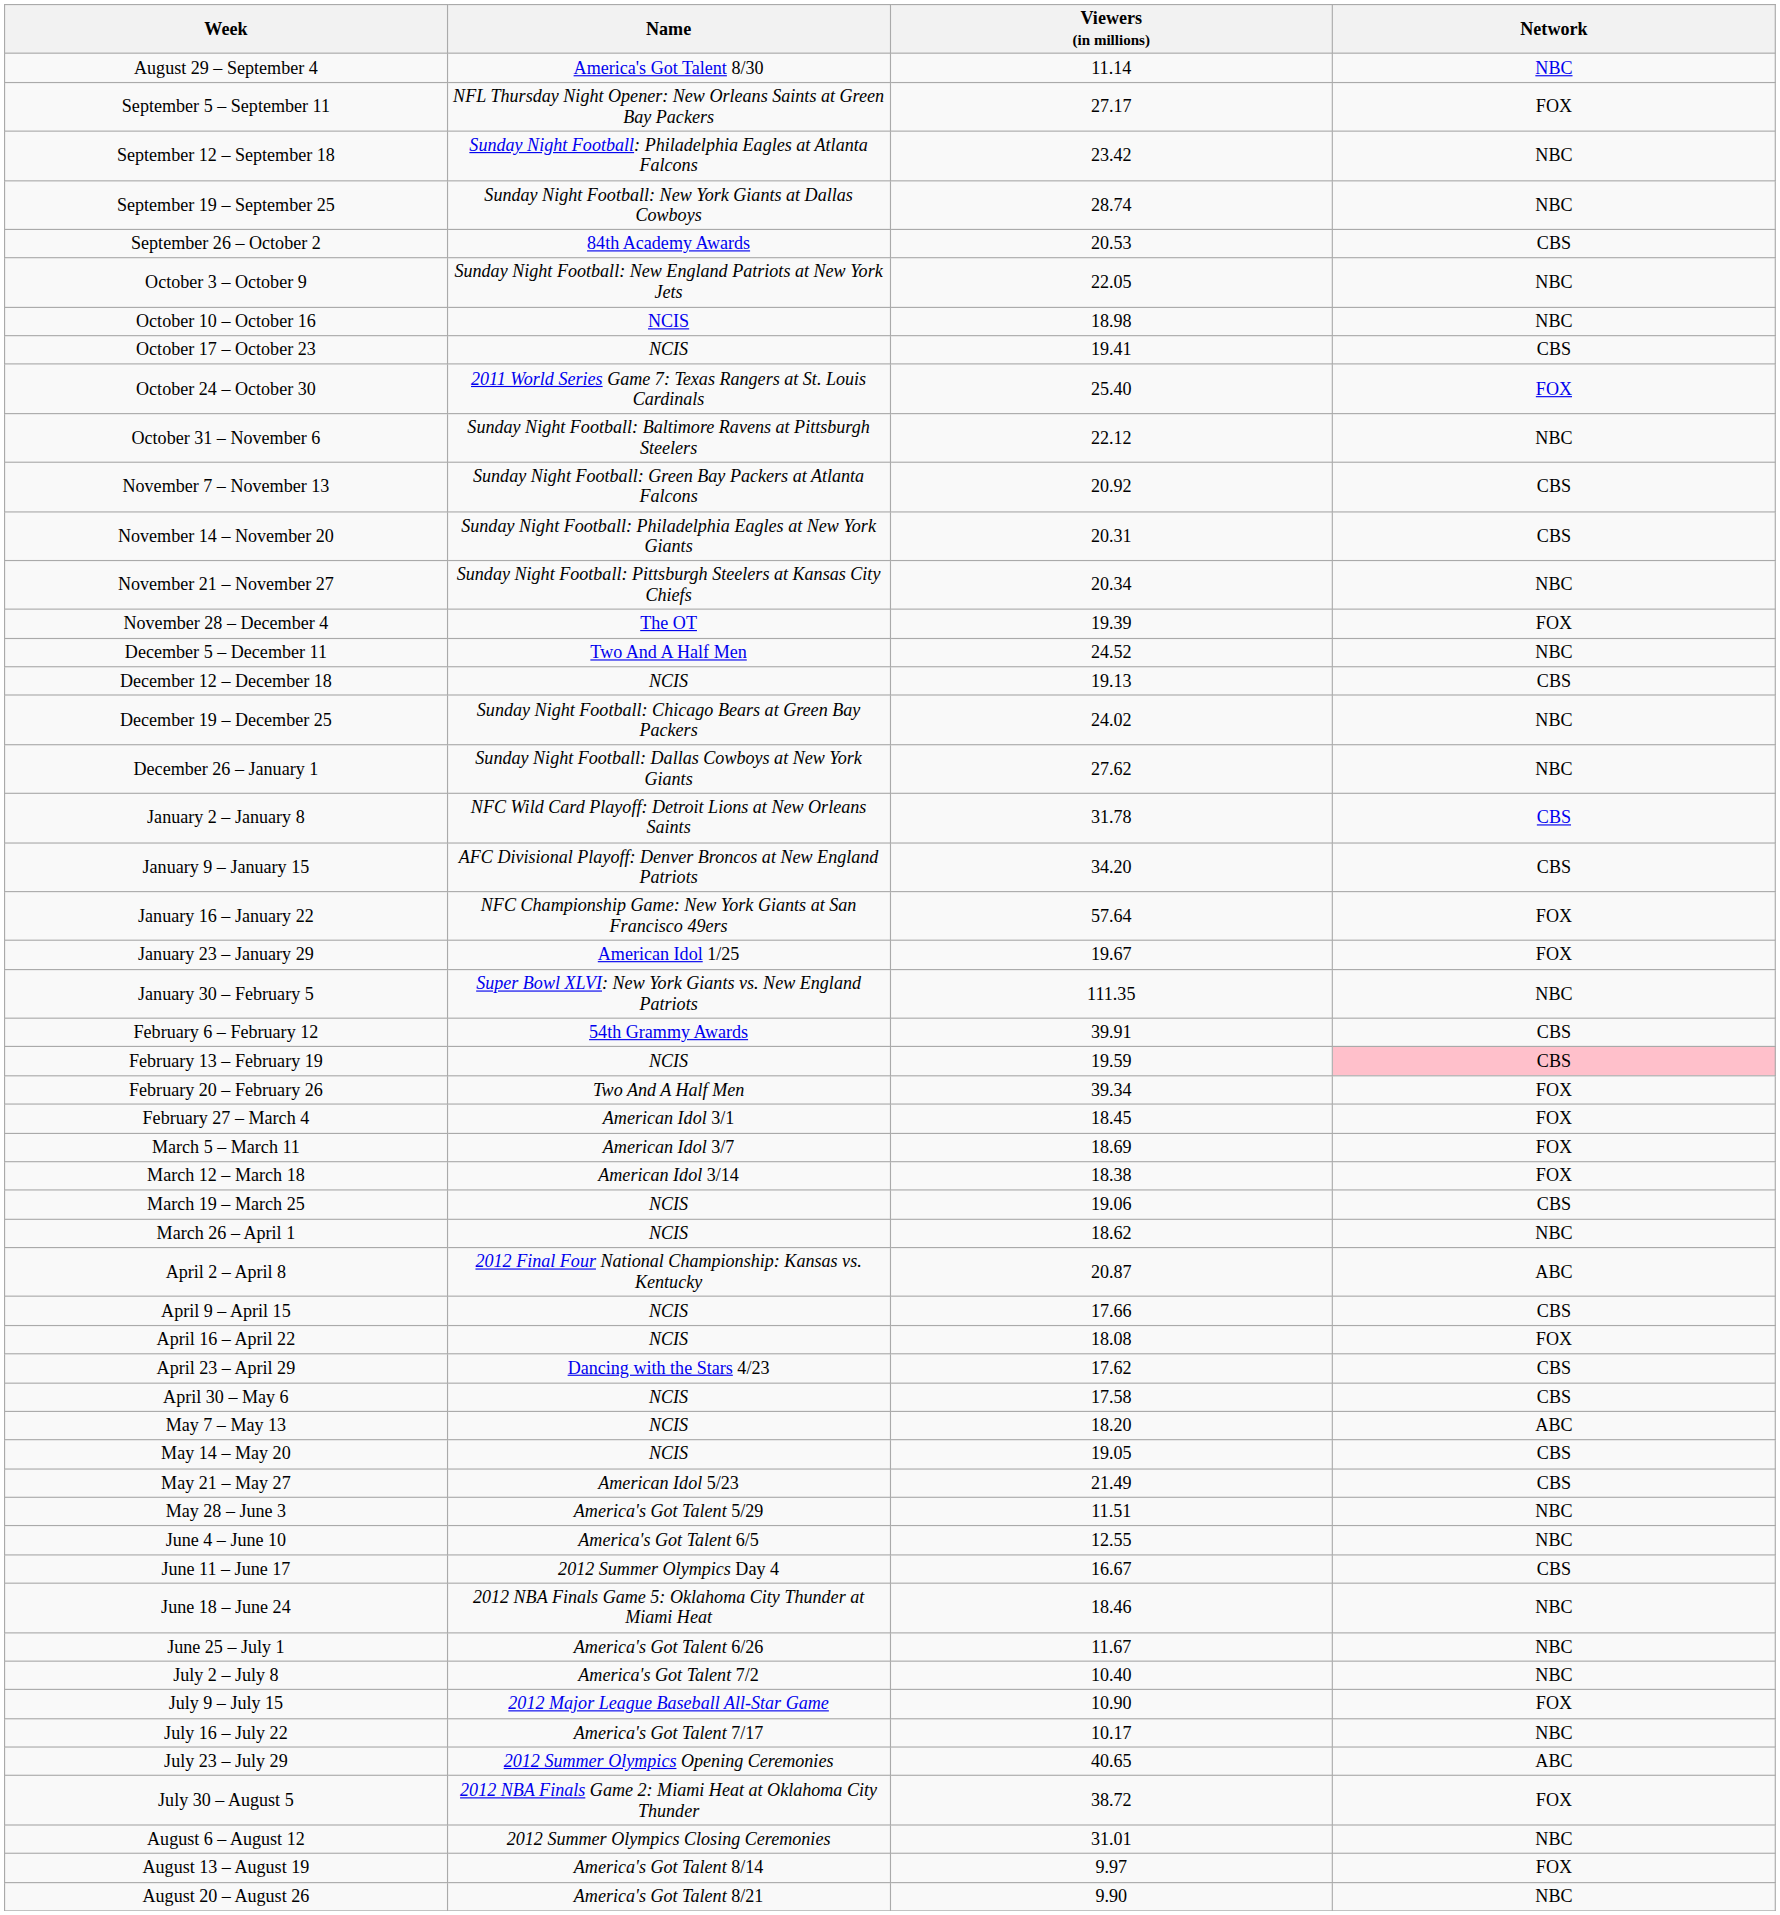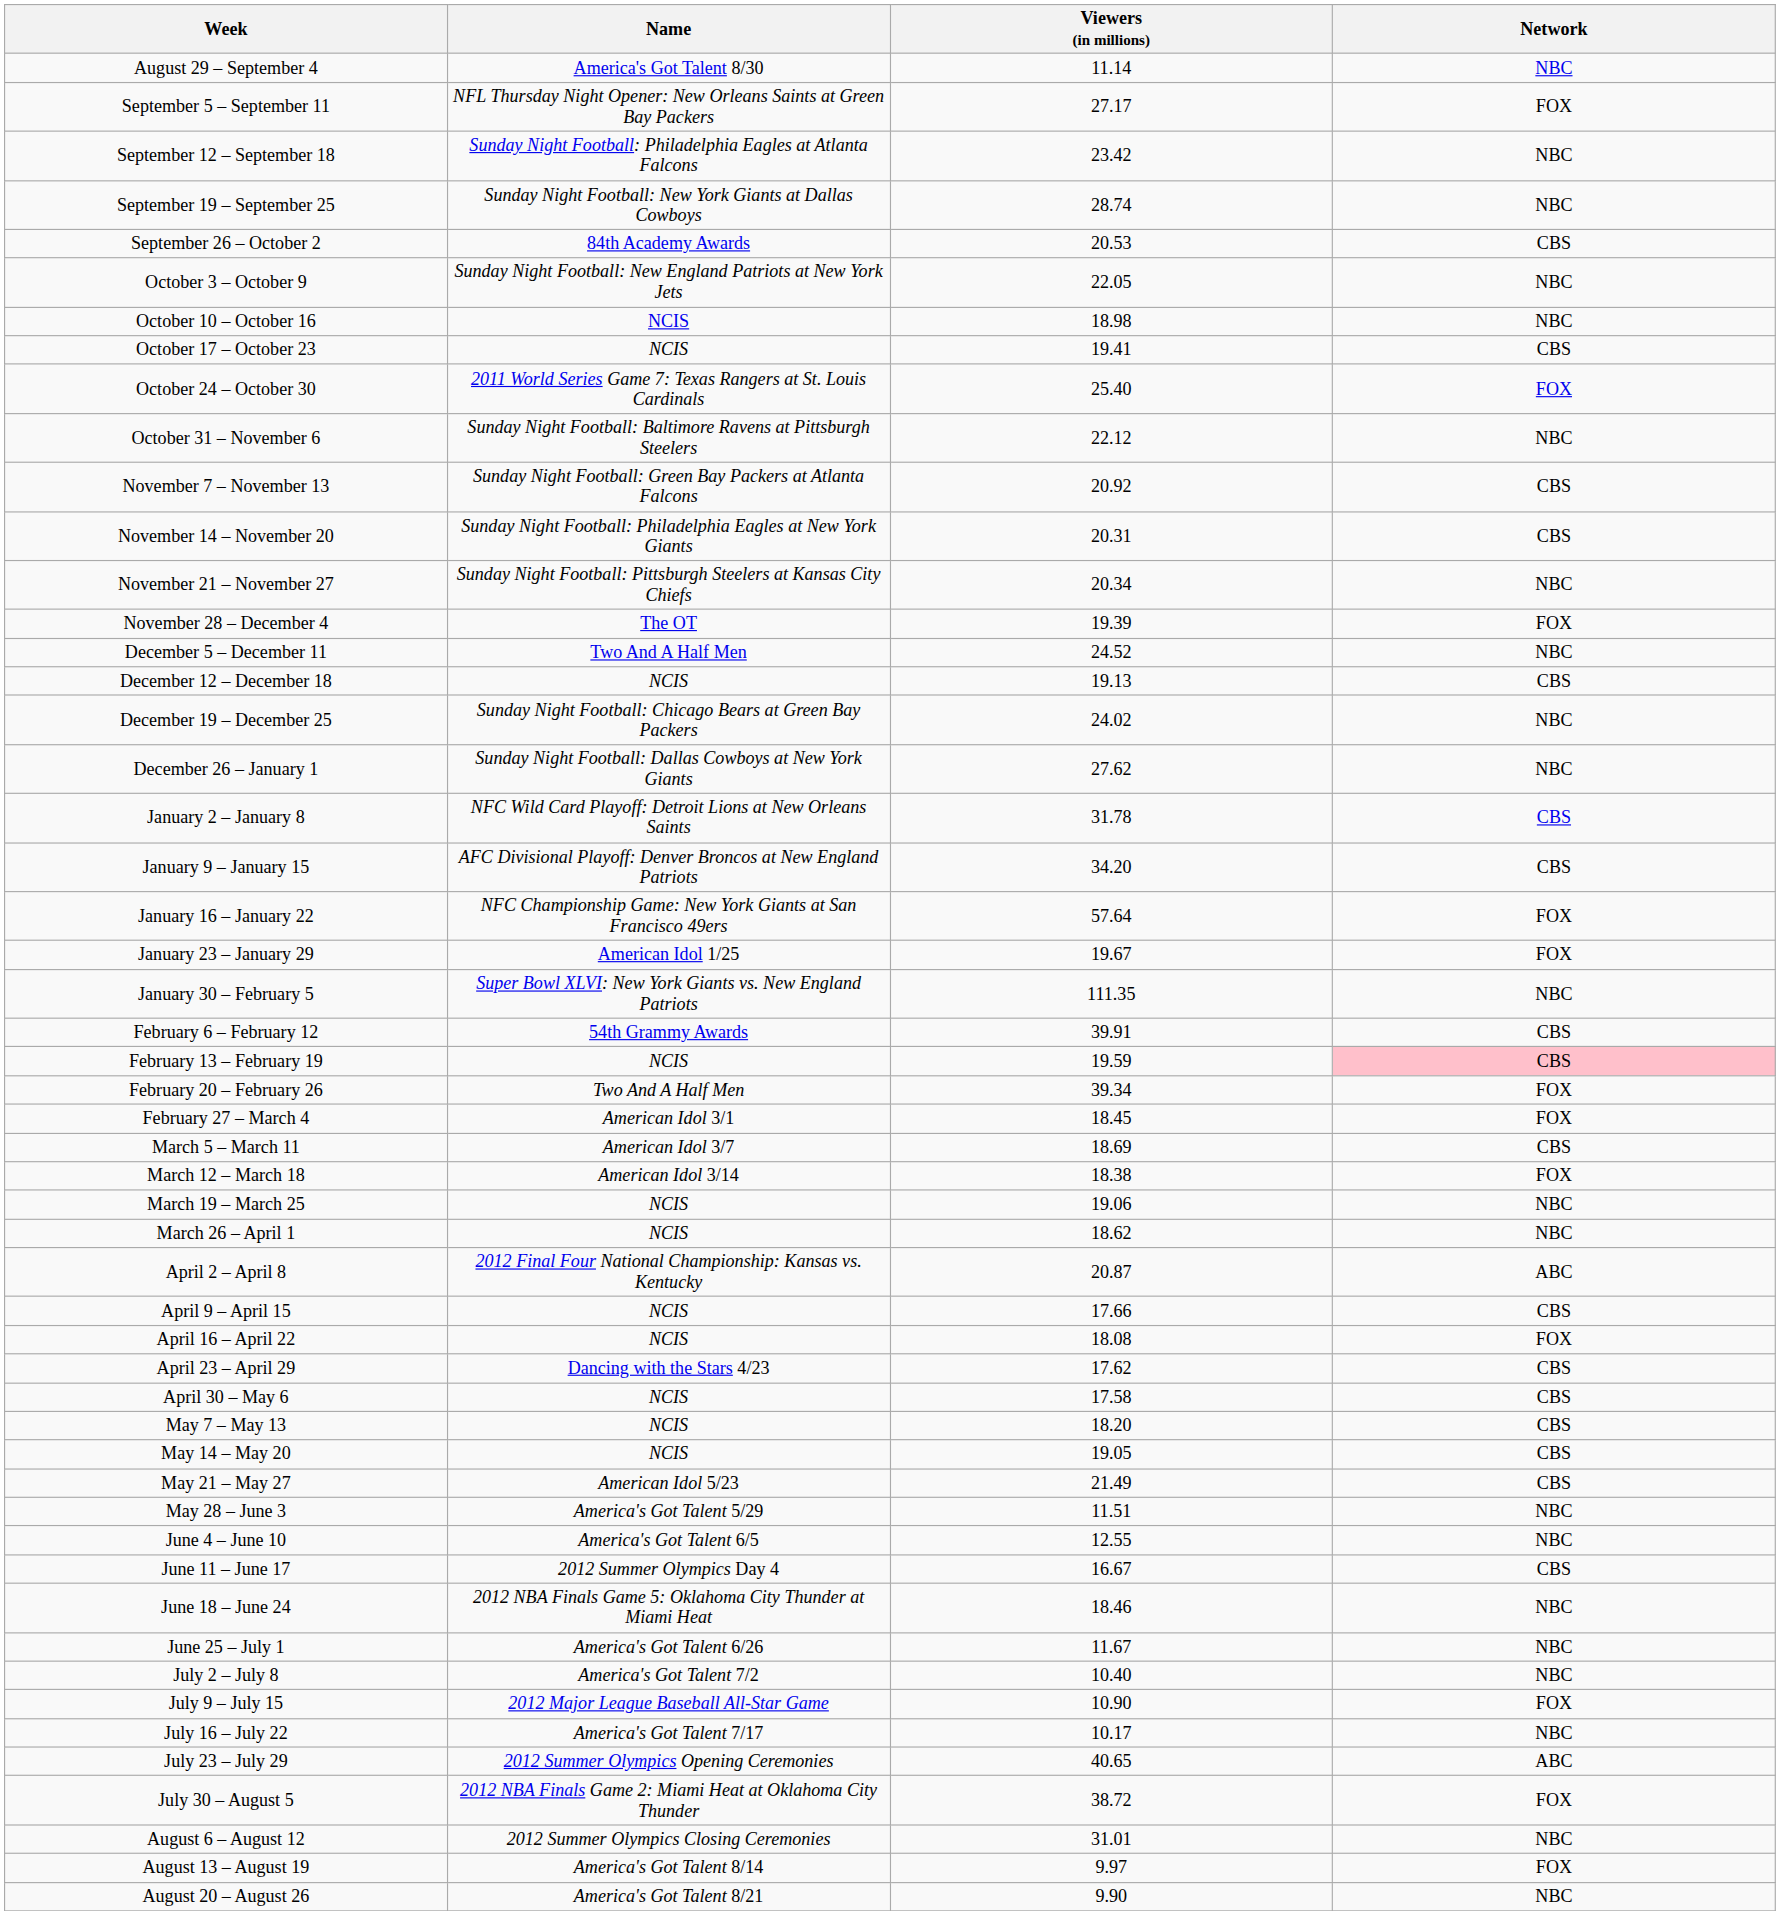(1554, 1147) FOX -> (1554, 1147) CBS
(1554, 1204) CBS -> (1554, 1204) NBC
(1554, 1425) ABC -> (1554, 1425) CBS
